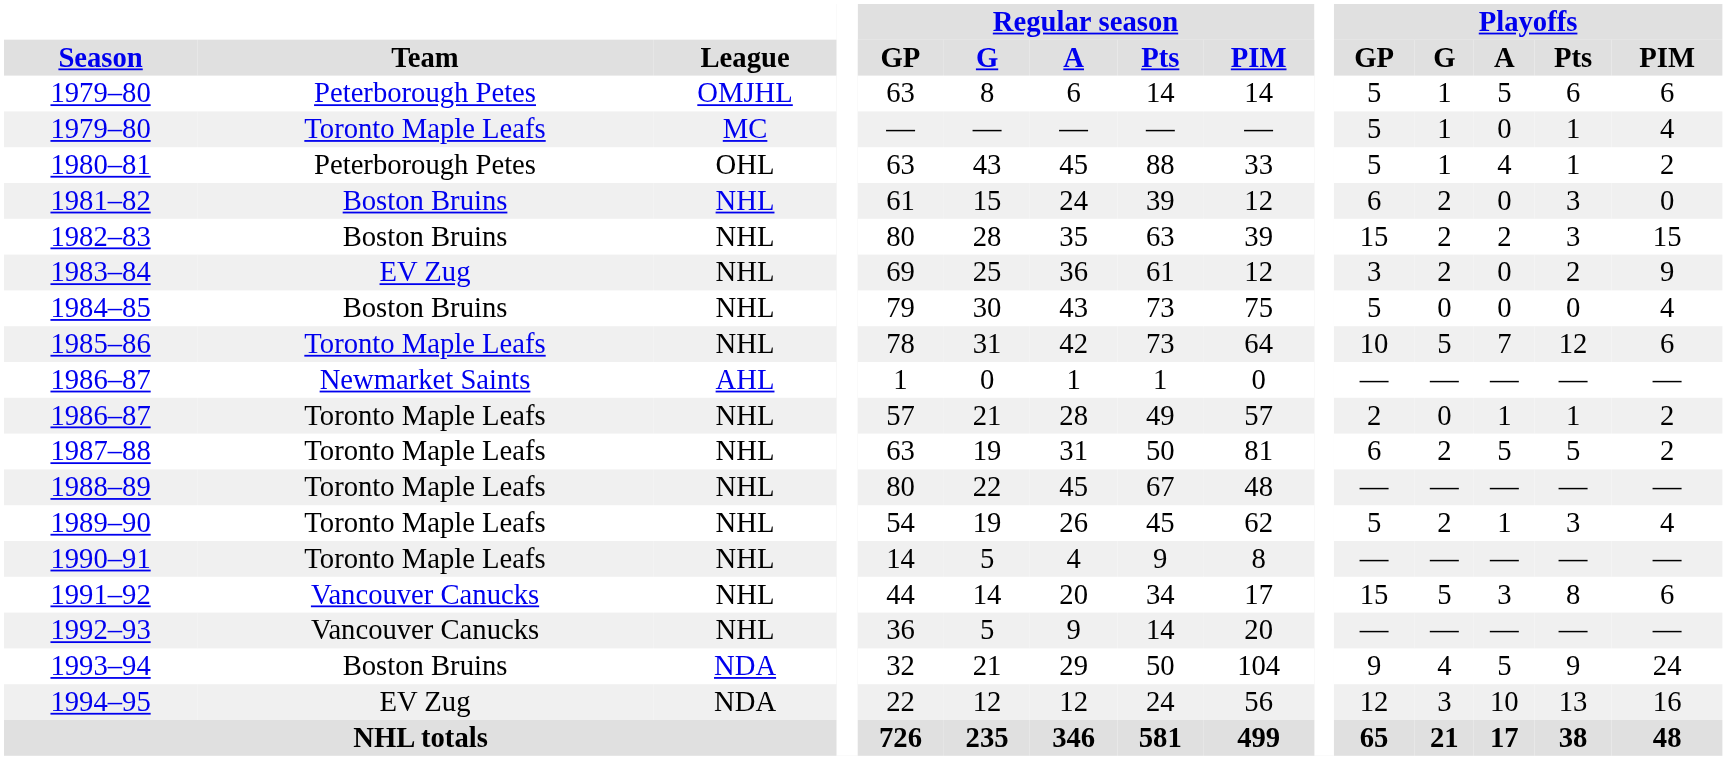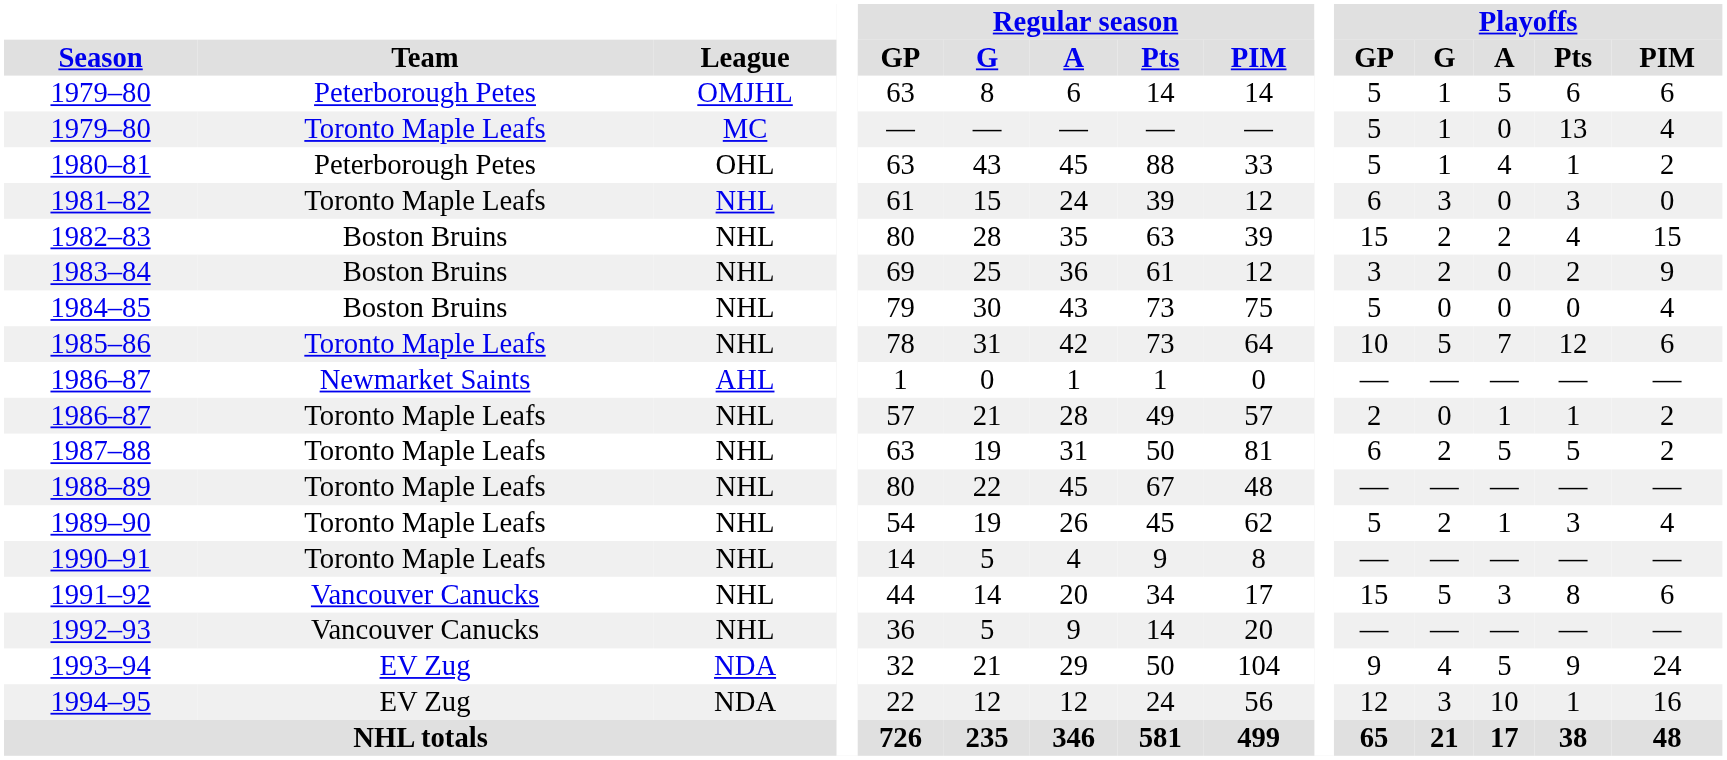(1573, 128) 1 -> (1573, 128) 13
(425, 200) Boston Bruins -> (425, 200) Toronto Maple Leafs
(1444, 200) 2 -> (1444, 200) 3
(1573, 236) 3 -> (1573, 236) 4
(425, 272) EV Zug -> (425, 272) Boston Bruins
(425, 665) Boston Bruins -> (425, 665) EV Zug
(1573, 701) 13 -> (1573, 701) 1
